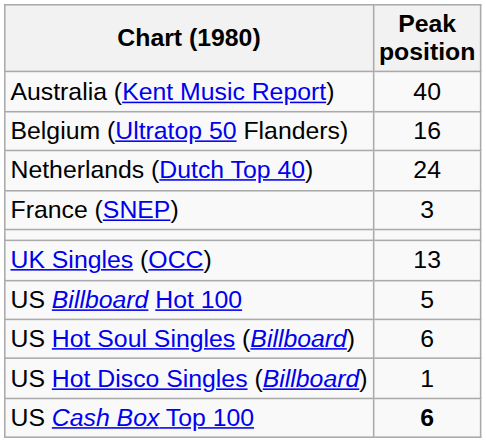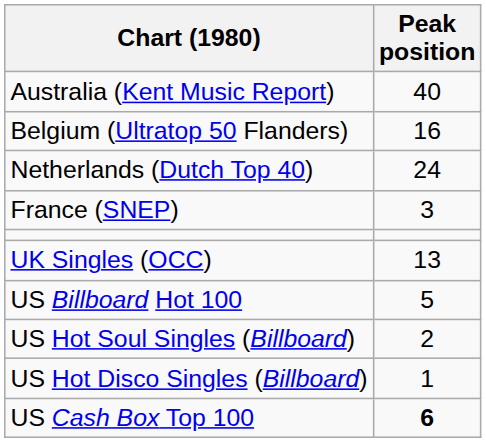(427, 338) 6 -> (427, 338) 2
